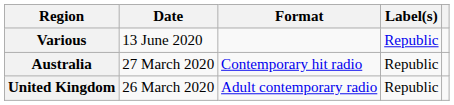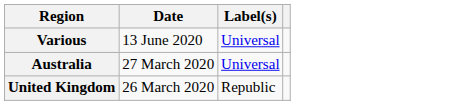- column: (299, 16)
(411, 40) Republic -> (250, 40) Universal
(411, 64) Republic -> (250, 64) Universal
